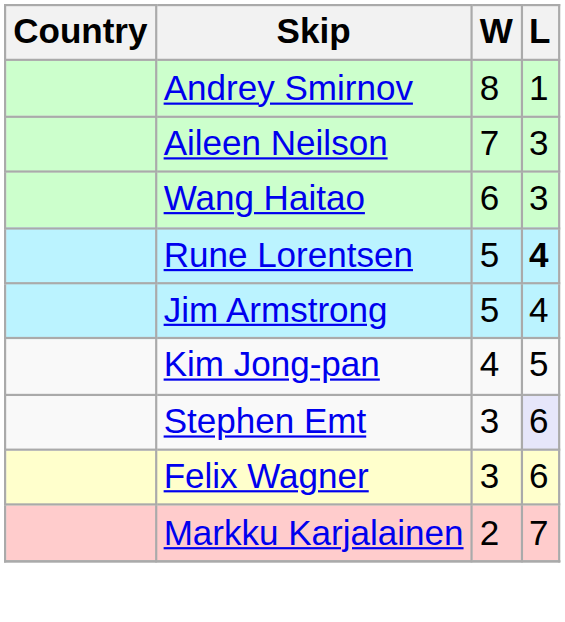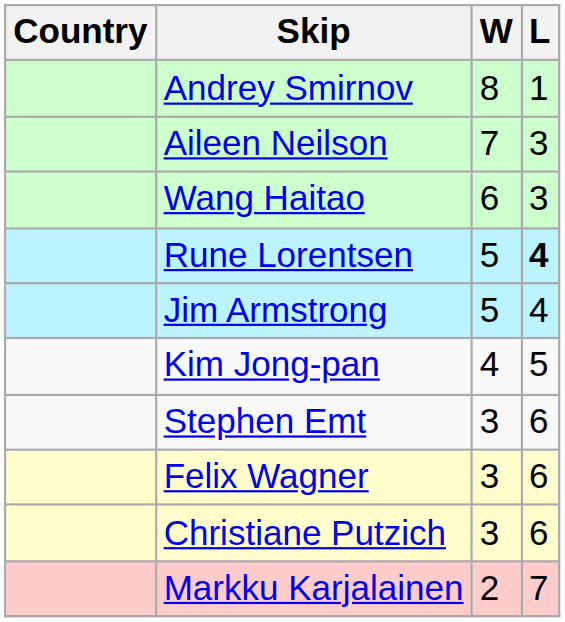(539, 421) lavender background -> (539, 421) no background
+ row: (305, 532)
